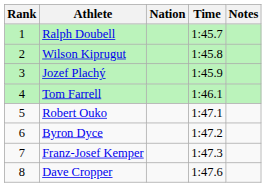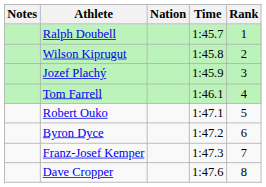columns swapped: (22, 14) <-> (243, 14)
